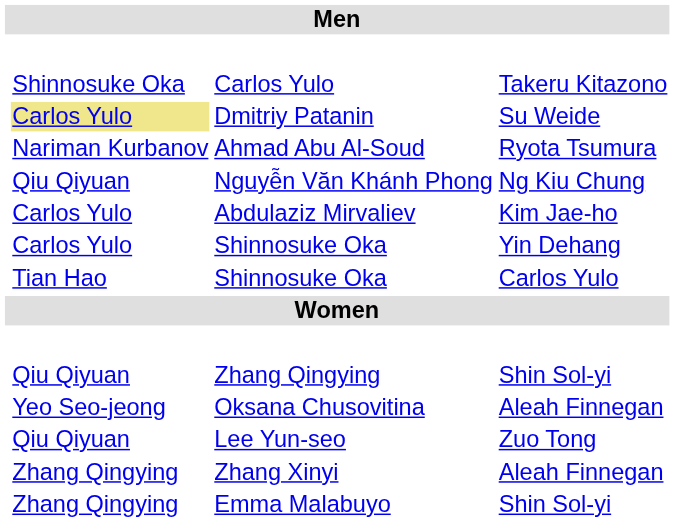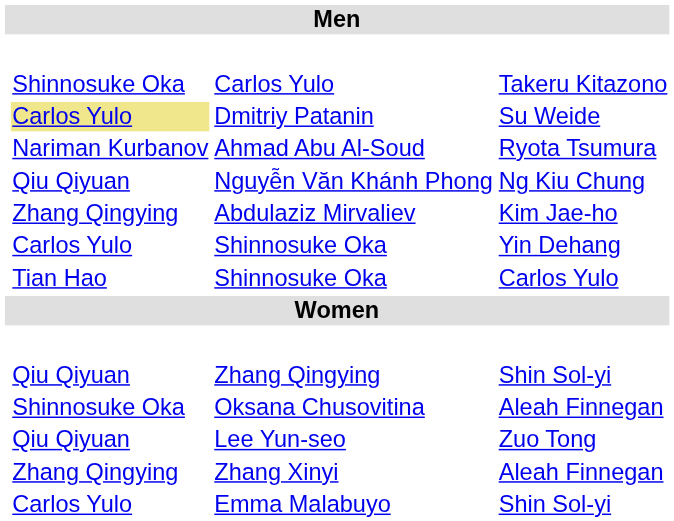(72, 213) Carlos Yulo -> (95, 213) Zhang Qingying
(89, 407) Yeo Seo-jeong -> (99, 407) Shinnosuke Oka
(95, 504) Zhang Qingying -> (72, 504) Carlos Yulo
